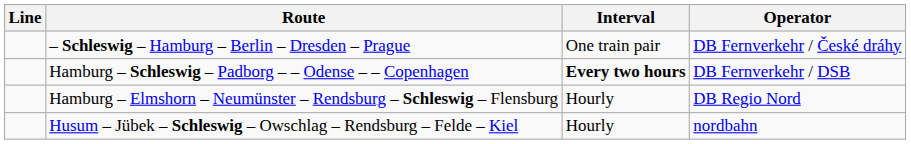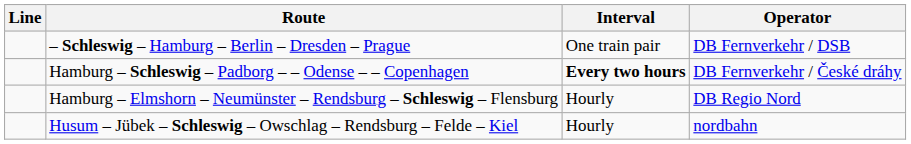(797, 44) DB Fernverkehr / České dráhy -> (772, 44) DB Fernverkehr / DSB
(772, 71) DB Fernverkehr / DSB -> (797, 71) DB Fernverkehr / České dráhy
